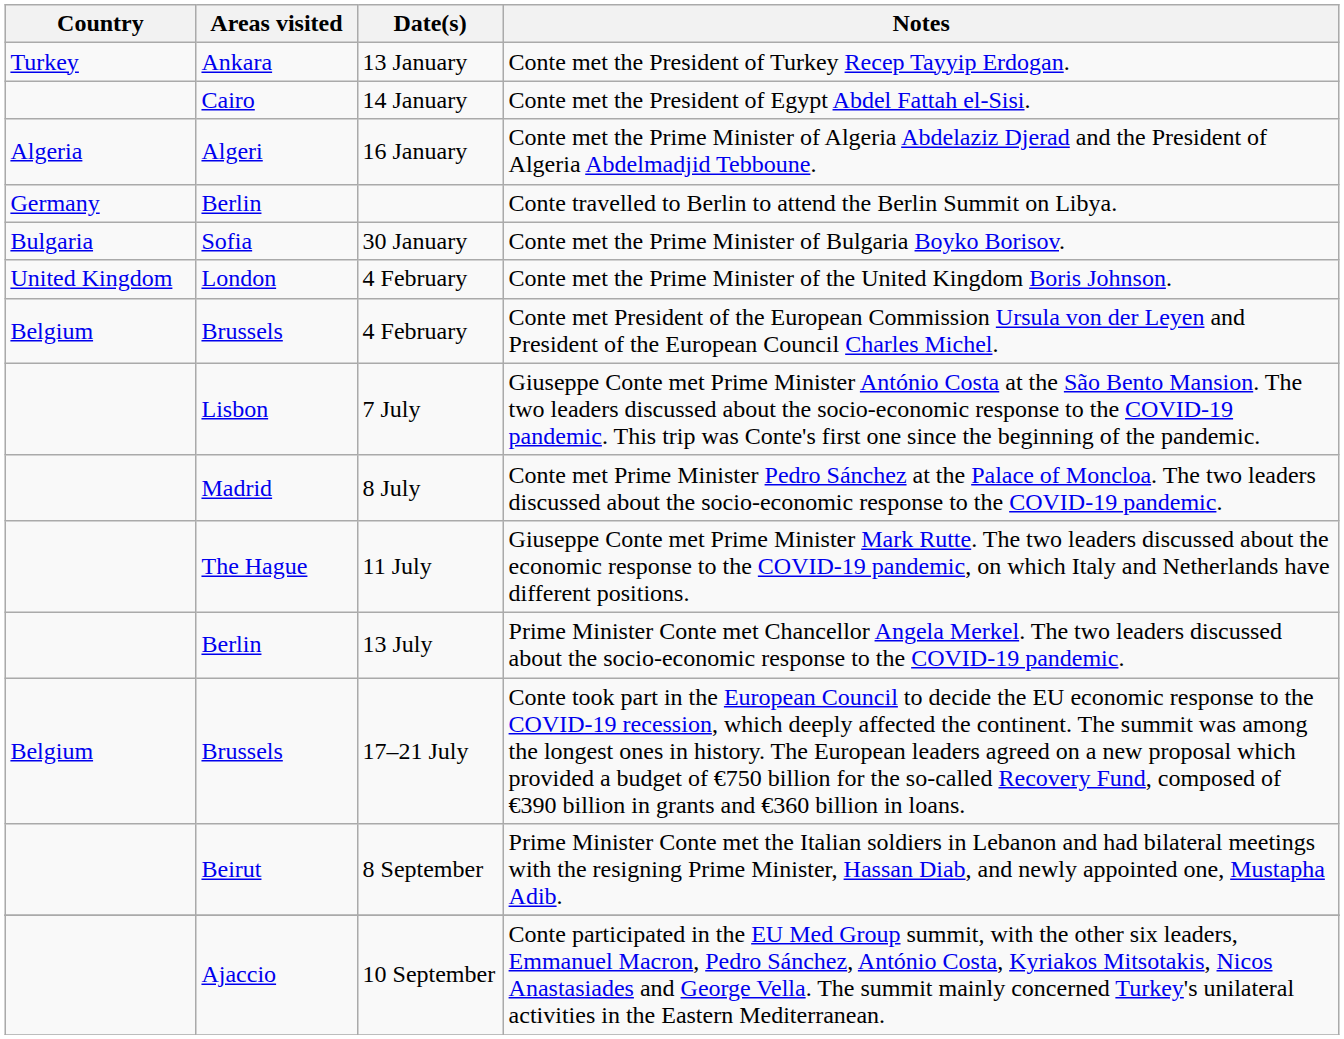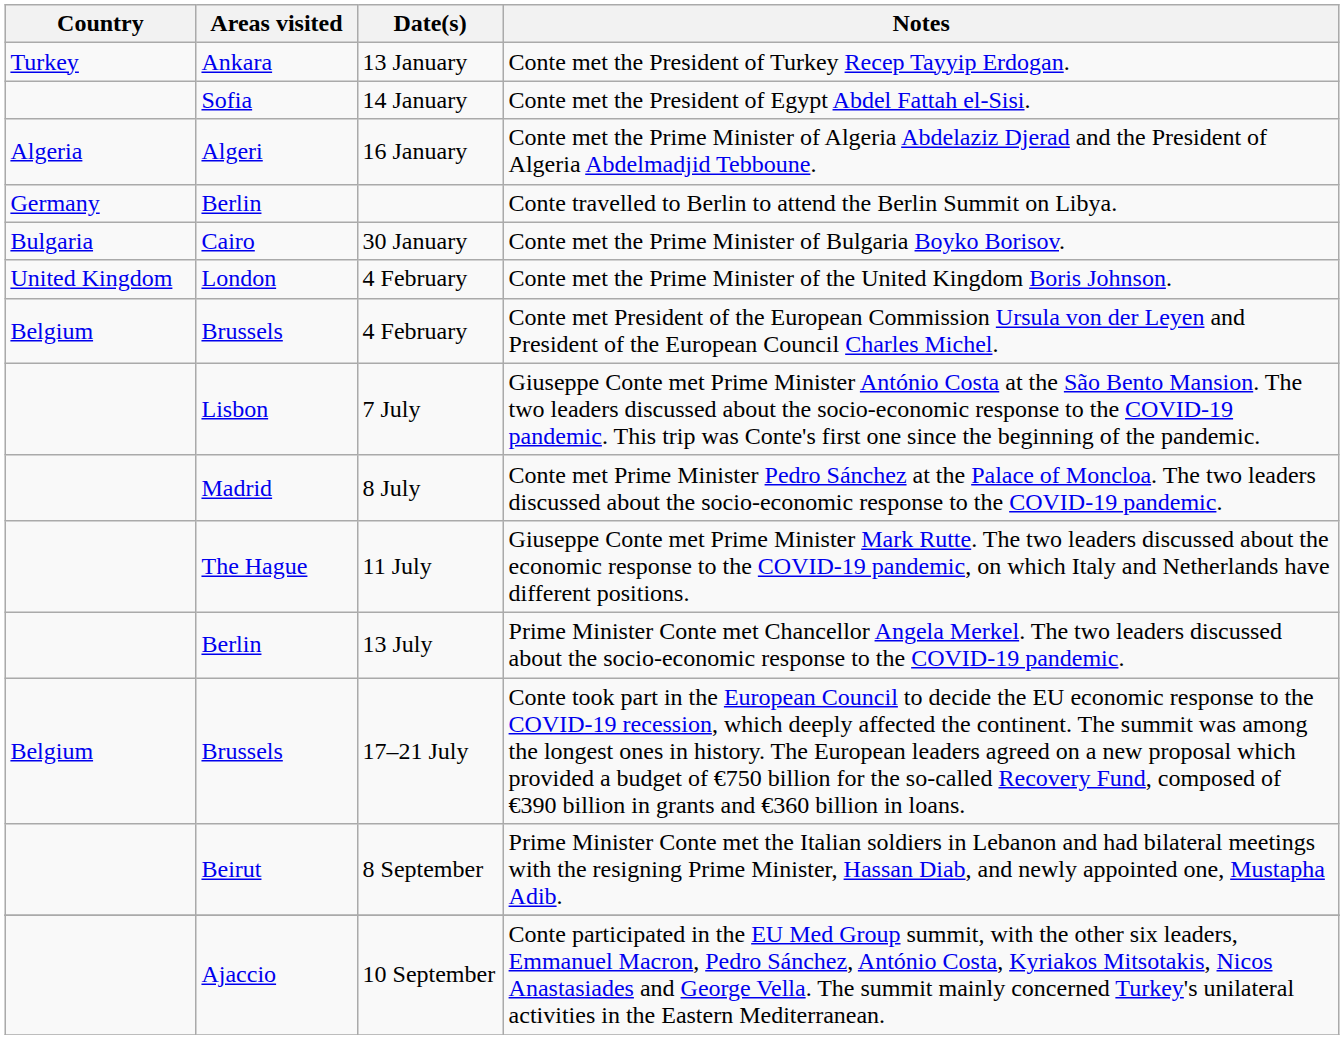(228, 99) Cairo -> (227, 99) Sofia
(227, 240) Sofia -> (228, 240) Cairo
